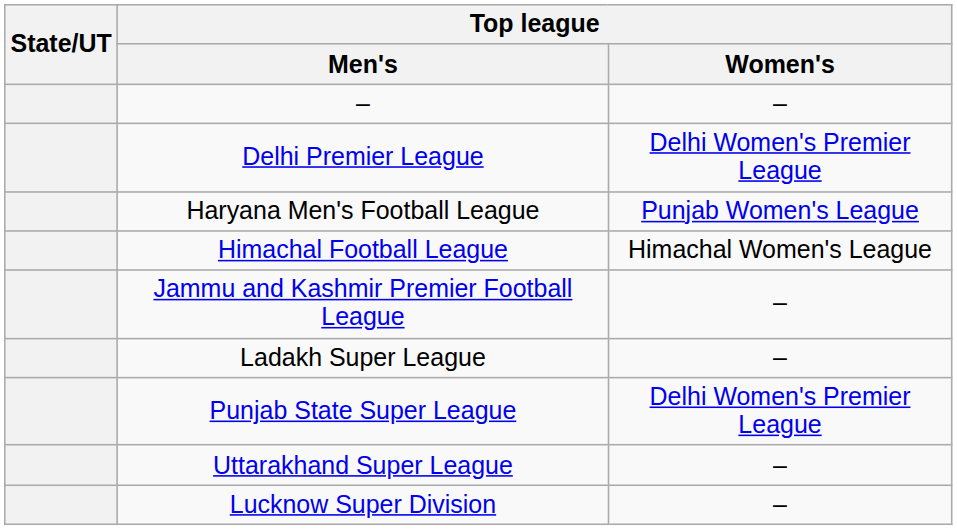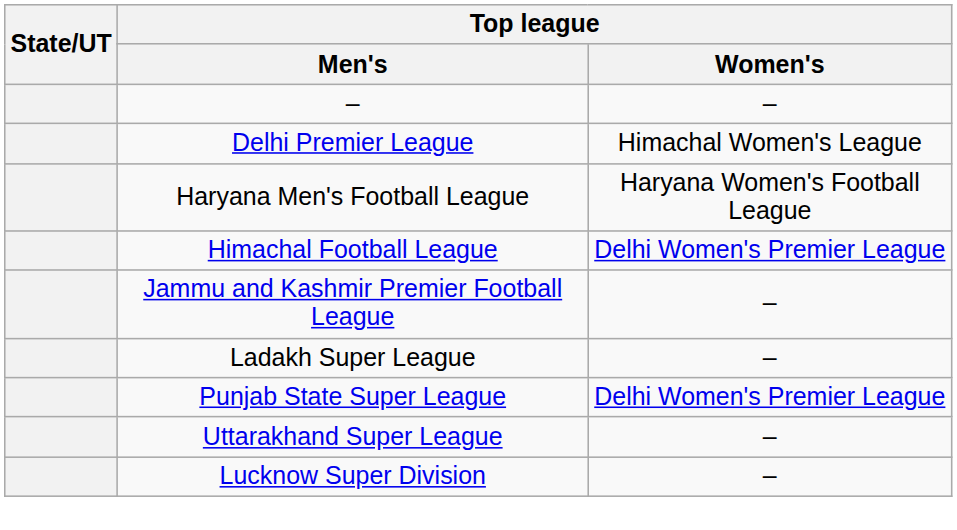(780, 157) Delhi Women's Premier League -> (770, 143) Himachal Women's League
(780, 210) Punjab Women's League -> (770, 196) Haryana Women's Football League
(780, 250) Himachal Women's League -> (770, 250) Delhi Women's Premier League
